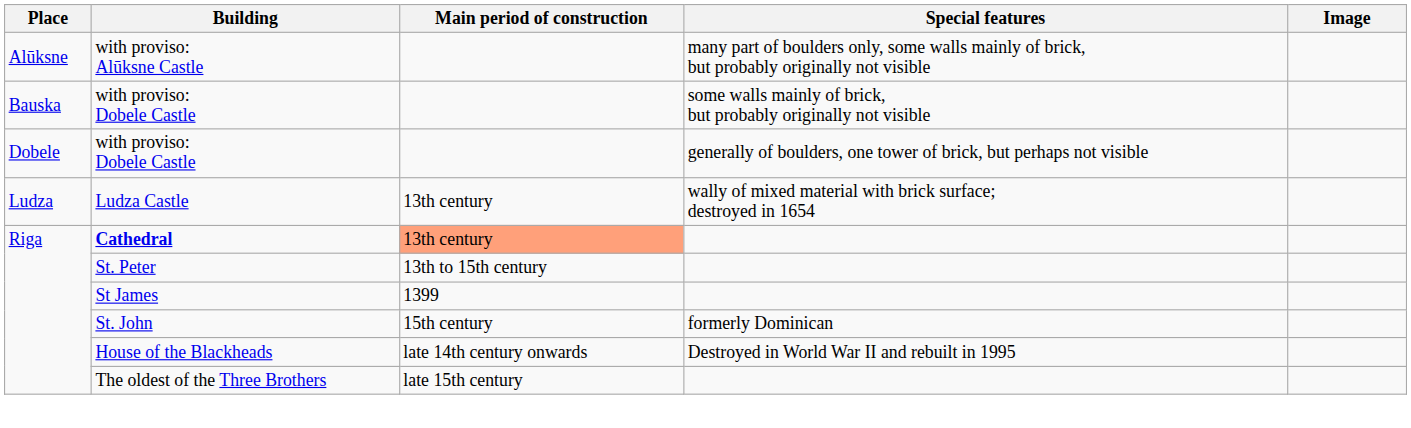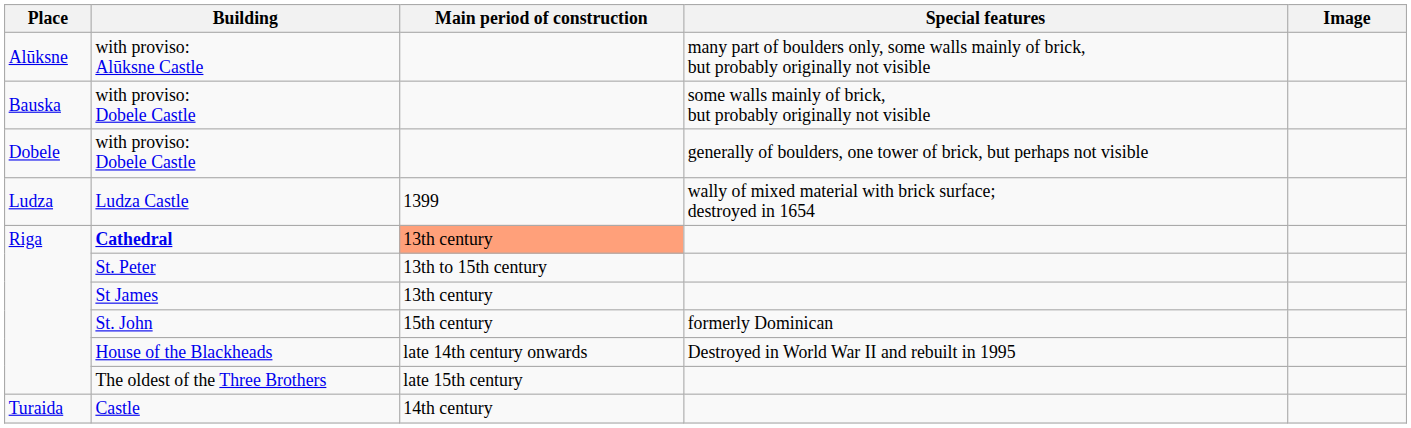(448, 201) 13th century -> (421, 201) 1399
(421, 295) 1399 -> (448, 295) 13th century
+ row: (118, 408)
